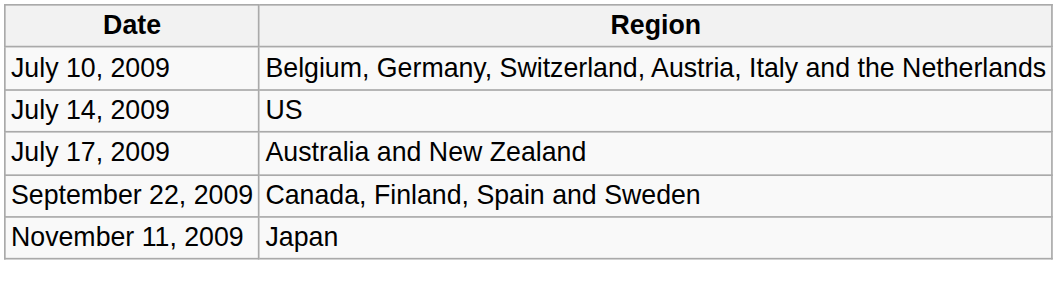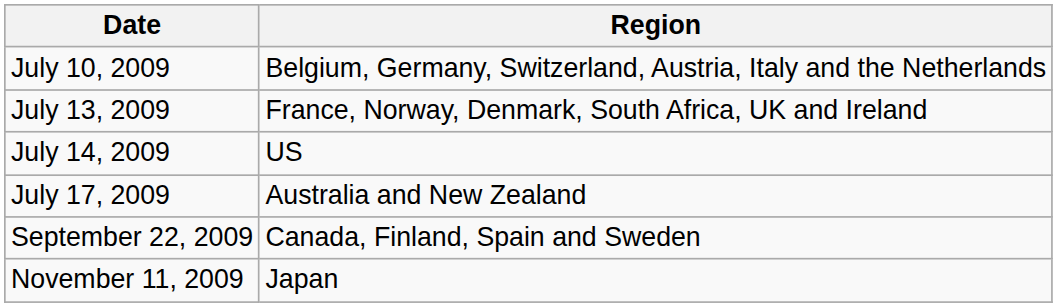+ row: (90, 110)
